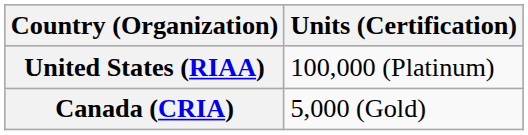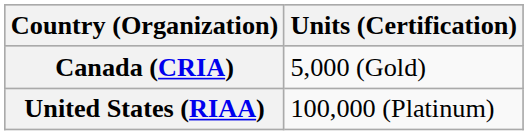rows swapped: (145, 108) <-> (145, 66)
